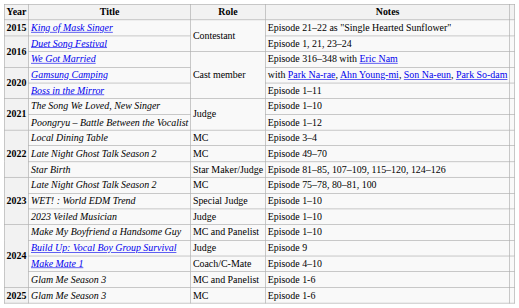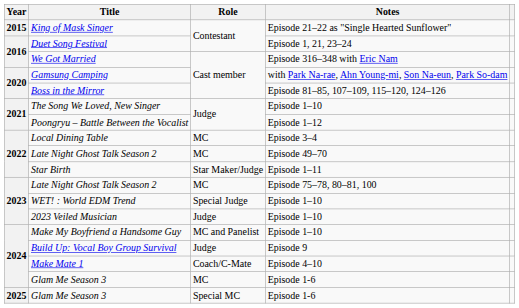(295, 91) Episode 1–11 -> (357, 91) Episode 81–85, 107–109, 115–120, 124–126
(357, 169) Episode 81–85, 107–109, 115–120, 124–126 -> (295, 169) Episode 1–11
(226, 279) MC and Panelist -> (201, 279) MC
(201, 295) MC -> (216, 295) Special MC
